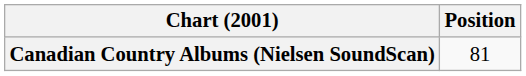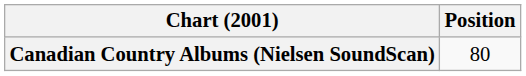(480, 53) 81 -> (480, 53) 80
